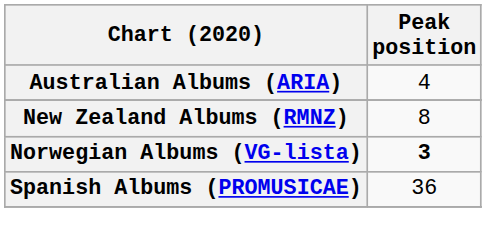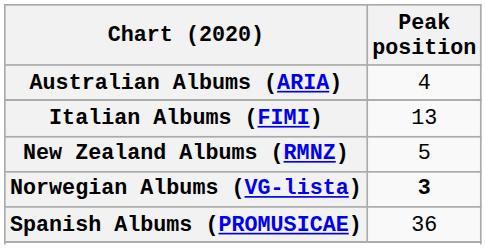+ row: (186, 118)
(424, 118) 8 -> (424, 154) 5
